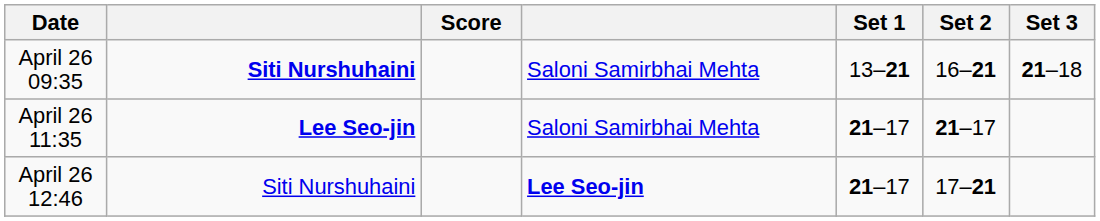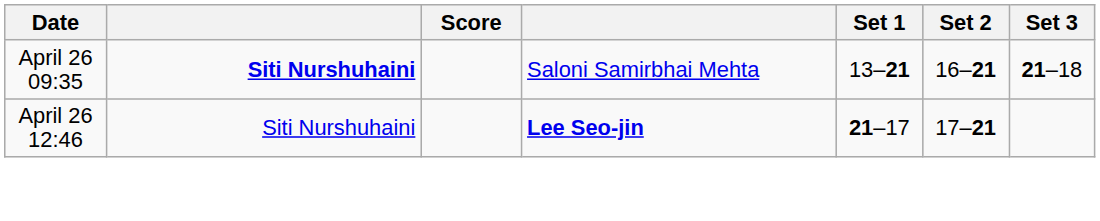- row: (55, 128)
